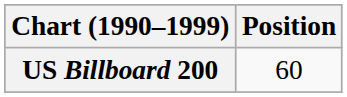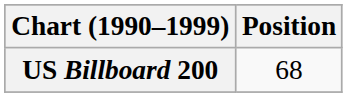(289, 69) 60 -> (289, 69) 68
